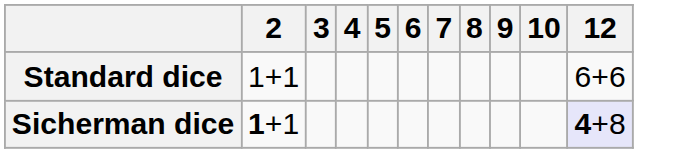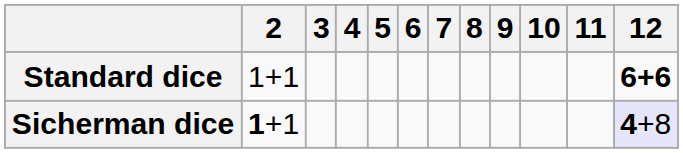+ column: (591, 28)
(600, 76) normal -> (646, 76) bold
